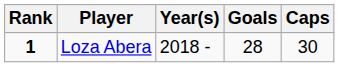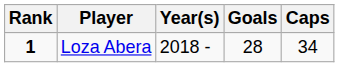(308, 47) 30 -> (308, 47) 34
